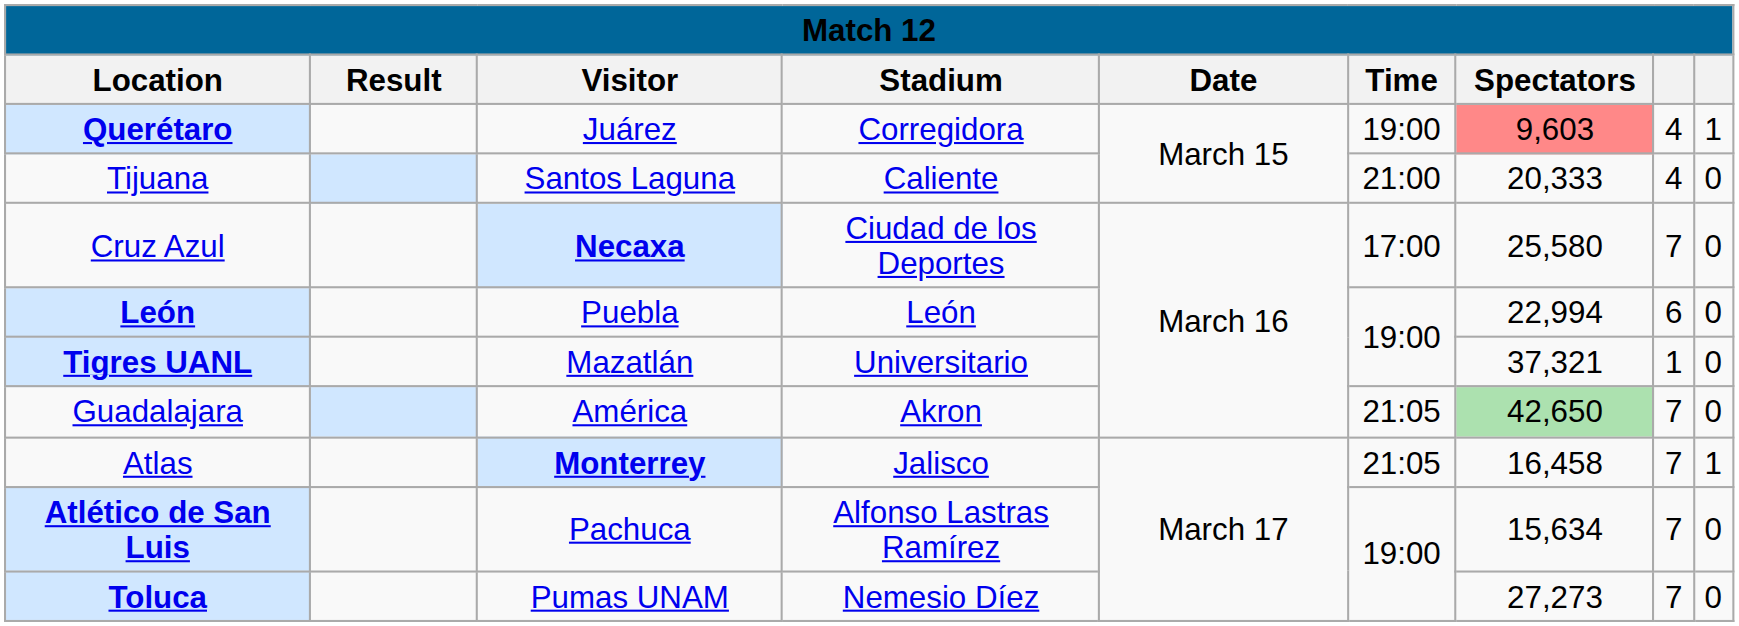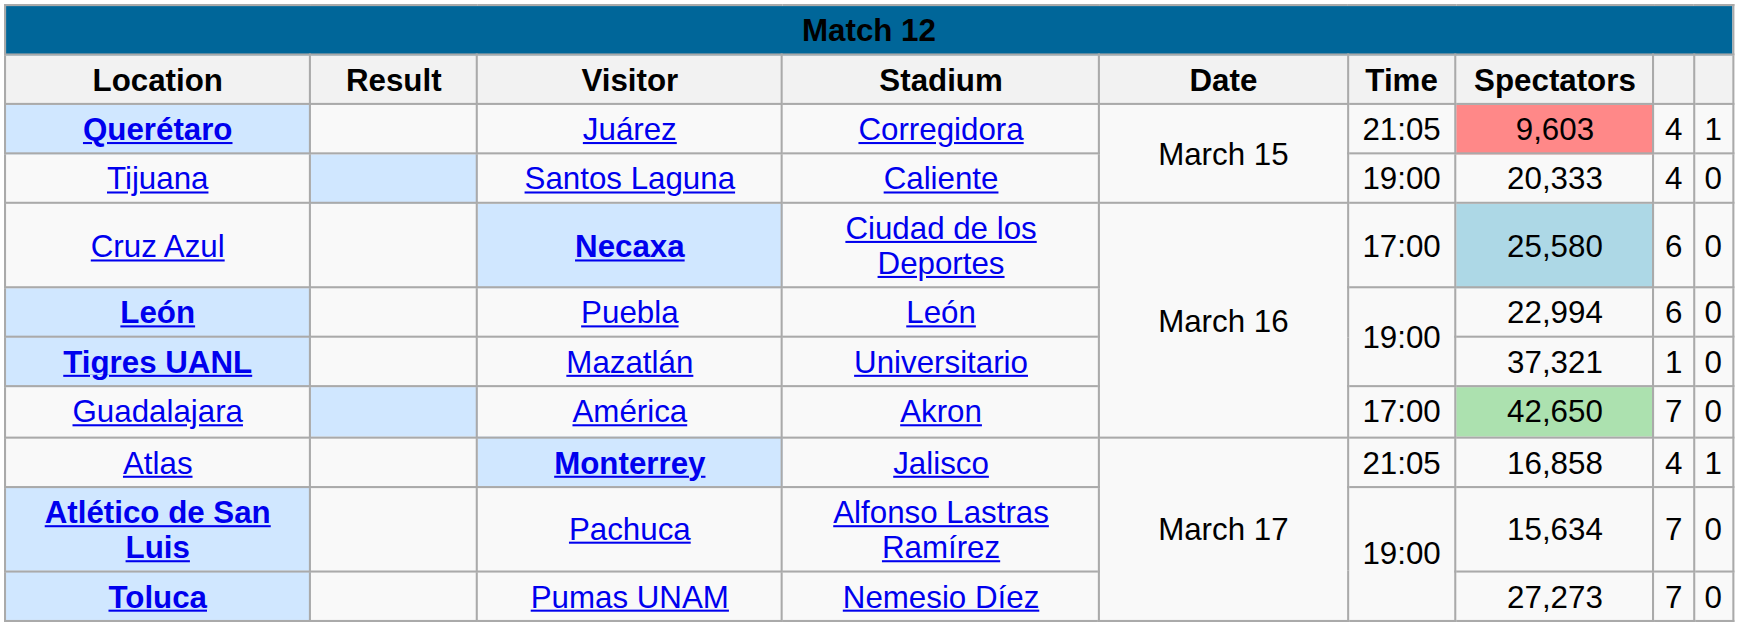(1402, 129) 19:00 -> (1402, 129) 21:05
(1402, 179) 21:00 -> (1402, 179) 19:00
(1555, 246) no background -> (1555, 246) lightblue background
(1674, 246) 7 -> (1674, 246) 6
(1402, 412) 21:05 -> (1402, 412) 17:00
(1555, 462) 16,458 -> (1555, 462) 16,858
(1674, 462) 7 -> (1674, 462) 4
